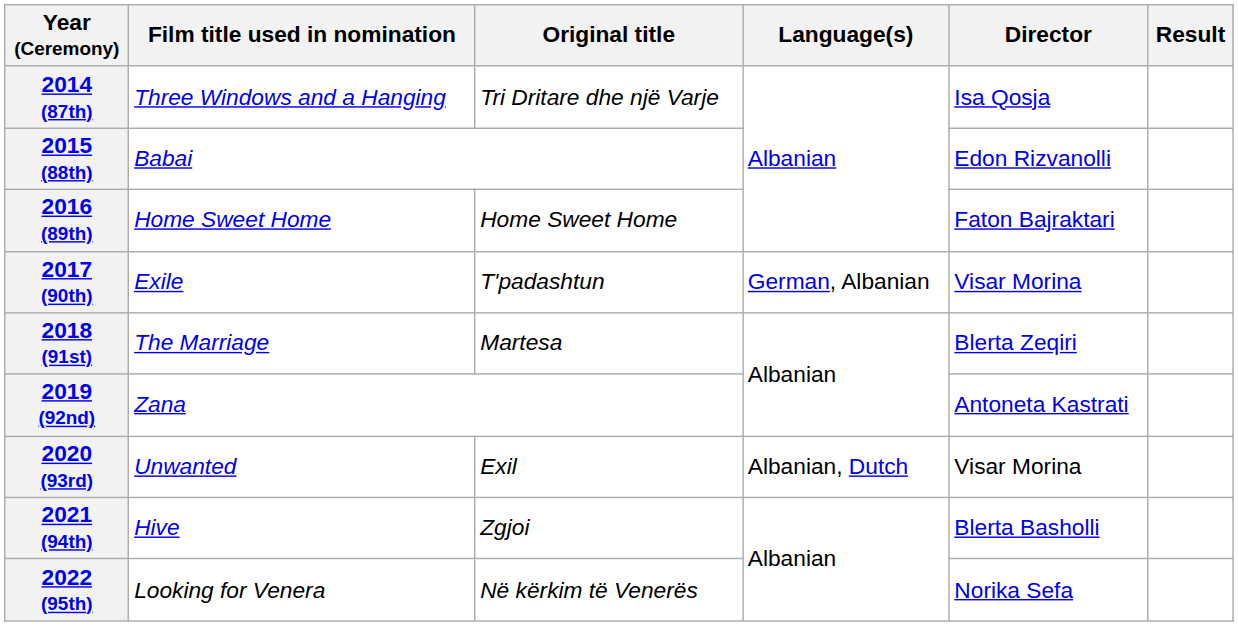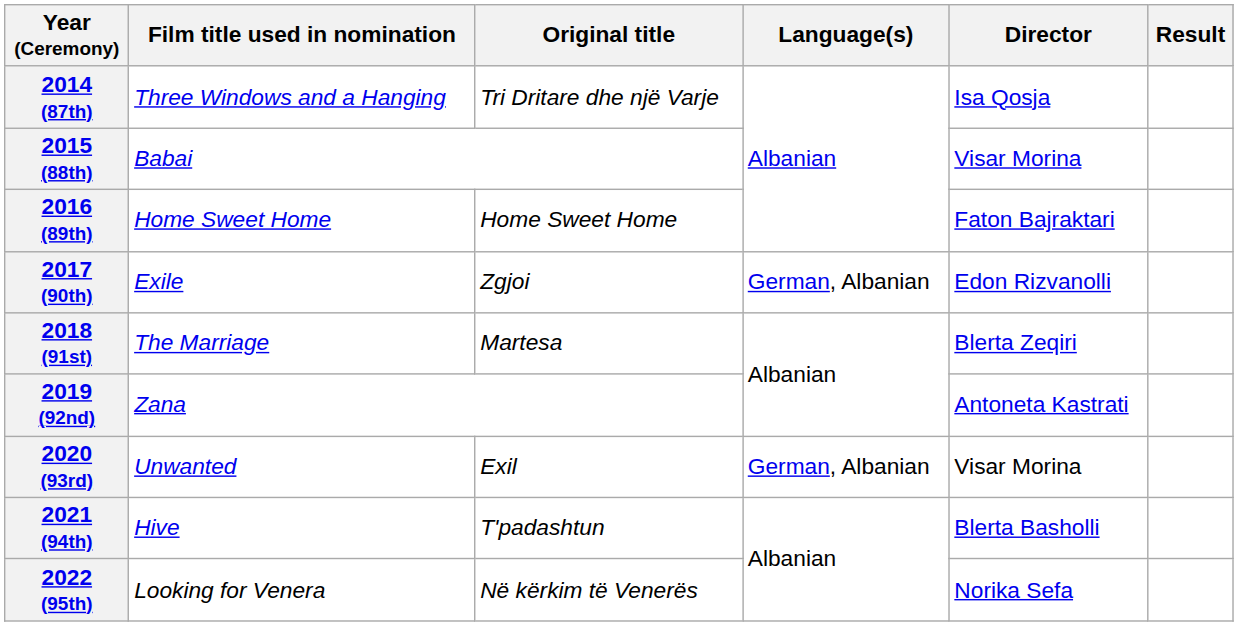(1033, 158) Edon Rizvanolli -> (1018, 158) Visar Morina
(542, 281) T'padashtun -> (505, 281) Zgjoi
(1018, 281) Visar Morina -> (1033, 281) Edon Rizvanolli
(828, 466) Albanian, Dutch -> (839, 466) German, Albanian
(505, 528) Zgjoi -> (542, 528) T'padashtun
